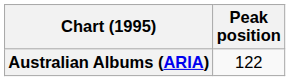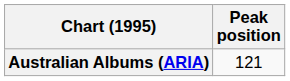(249, 62) 122 -> (249, 62) 121
